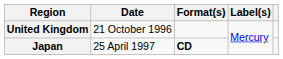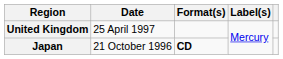(133, 29) 21 October 1996 -> (124, 29) 25 April 1997
(124, 46) 25 April 1997 -> (133, 46) 21 October 1996
